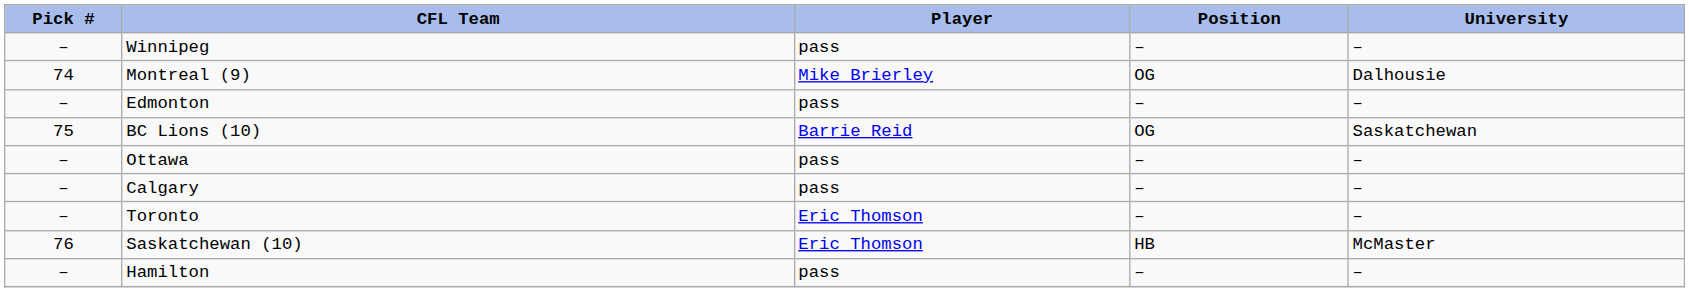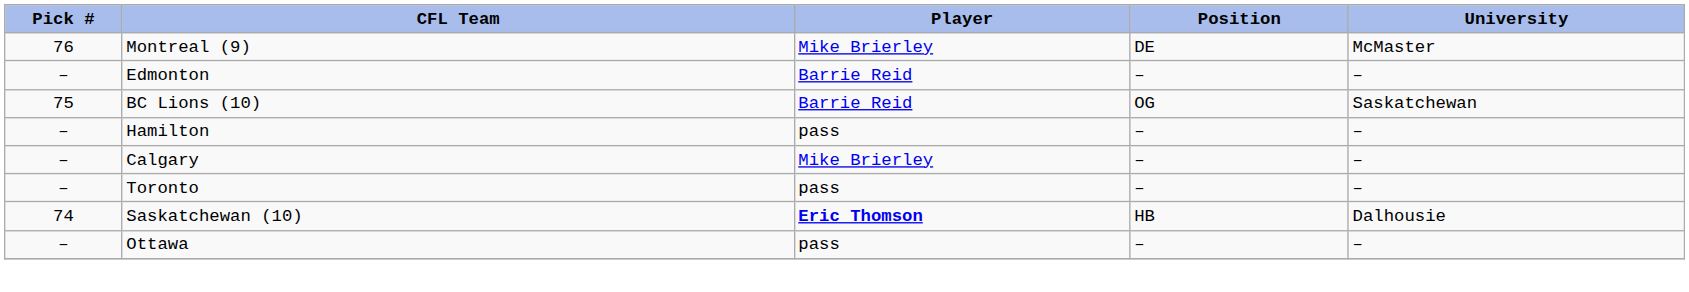- row: (168, 47)
(63, 75) 74 -> (63, 47) 76
(1145, 75) OG -> (1145, 47) DE
(1399, 75) Dalhousie -> (1394, 47) McMaster
(819, 103) pass -> (855, 75) Barrie Reid
rows swapped: (168, 272) <-> (157, 160)
(819, 188) pass -> (866, 160) Mike Brierley
(861, 216) Eric Thomson -> (819, 188) pass
(63, 244) 76 -> (63, 216) 74
(861, 244) normal -> (861, 216) bold
(1394, 244) McMaster -> (1399, 216) Dalhousie
